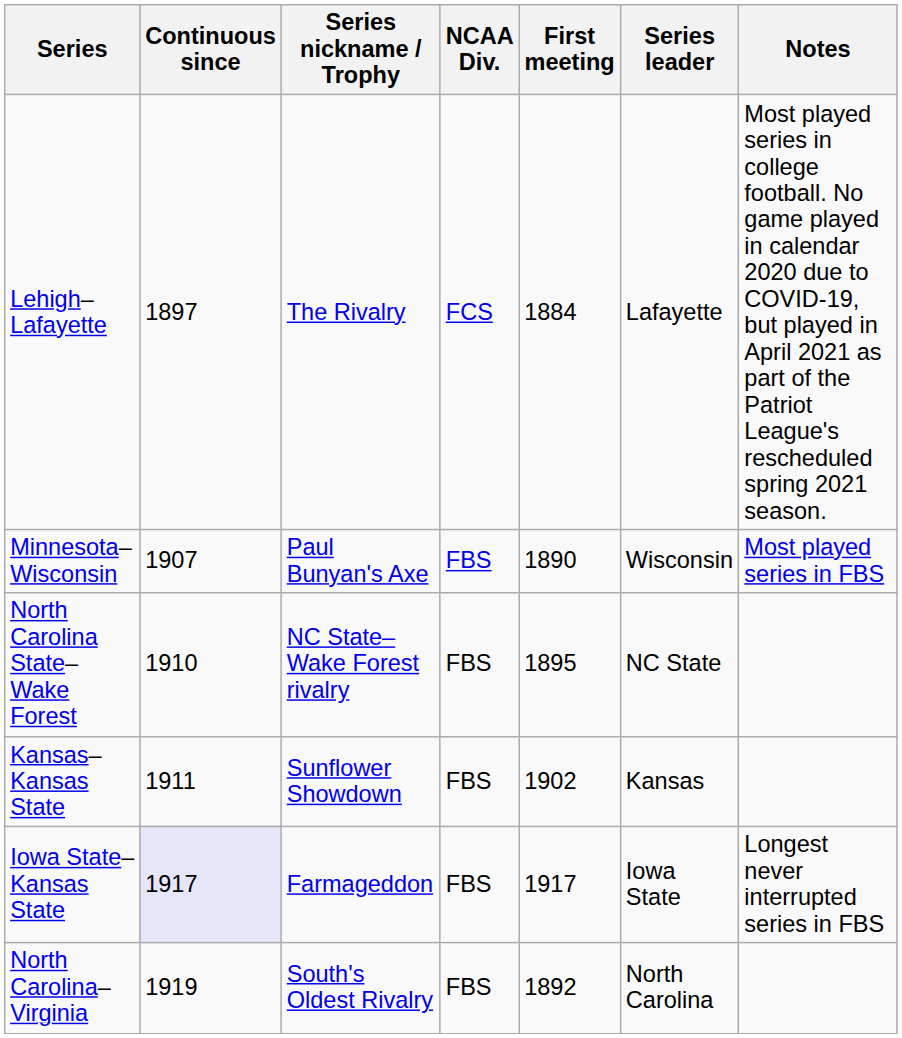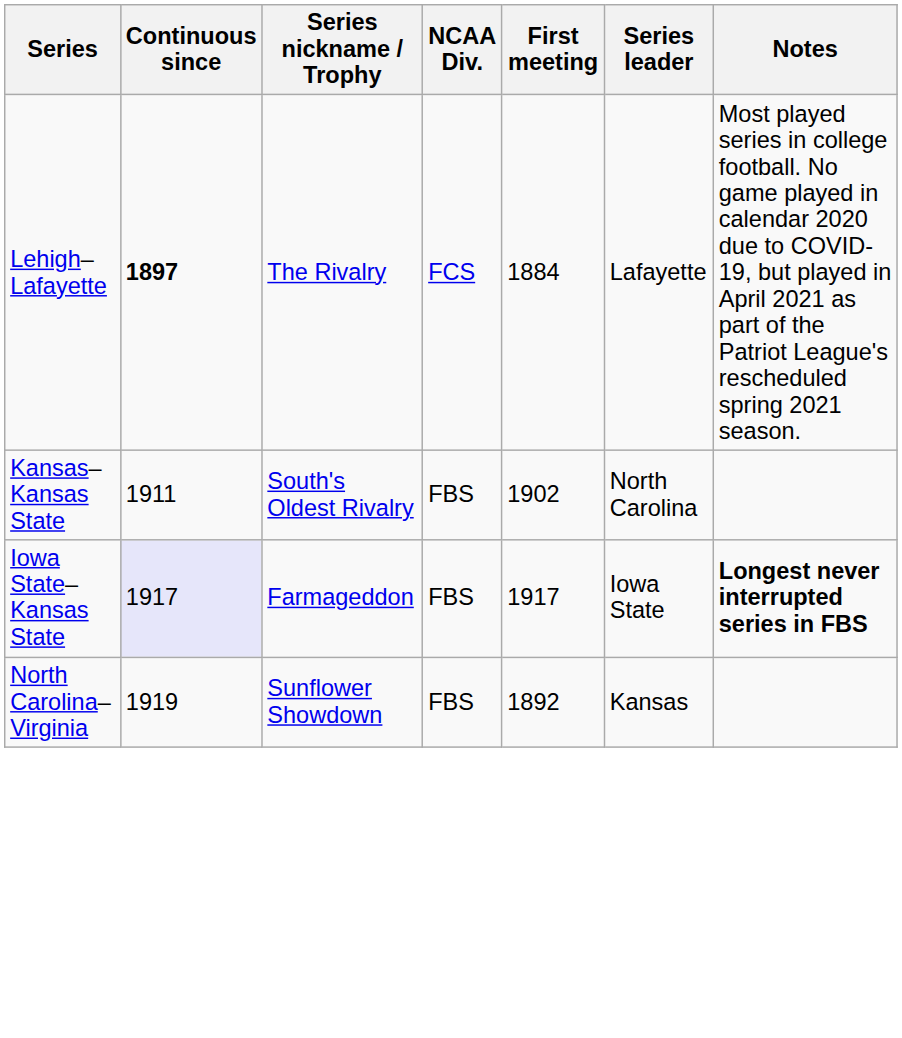(171, 311) normal -> (152, 272) bold
- row: (71, 560)
- row: (54, 664)
(344, 780) Sunflower Showdown -> (341, 494) South's Oldest Rivalry
(665, 780) Kansas -> (654, 494) North Carolina
(814, 884) normal -> (799, 598) bold
(360, 987) South's Oldest Rivalry -> (325, 701) Sunflower Showdown
(670, 987) North Carolina -> (649, 701) Kansas
